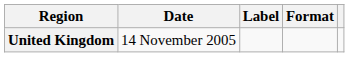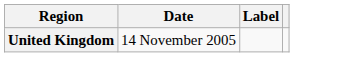- column: (310, 16)
